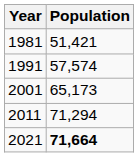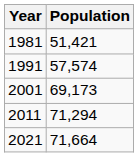(73, 90) 65,173 -> (73, 90) 69,173
(73, 139) bold -> (73, 139) normal
